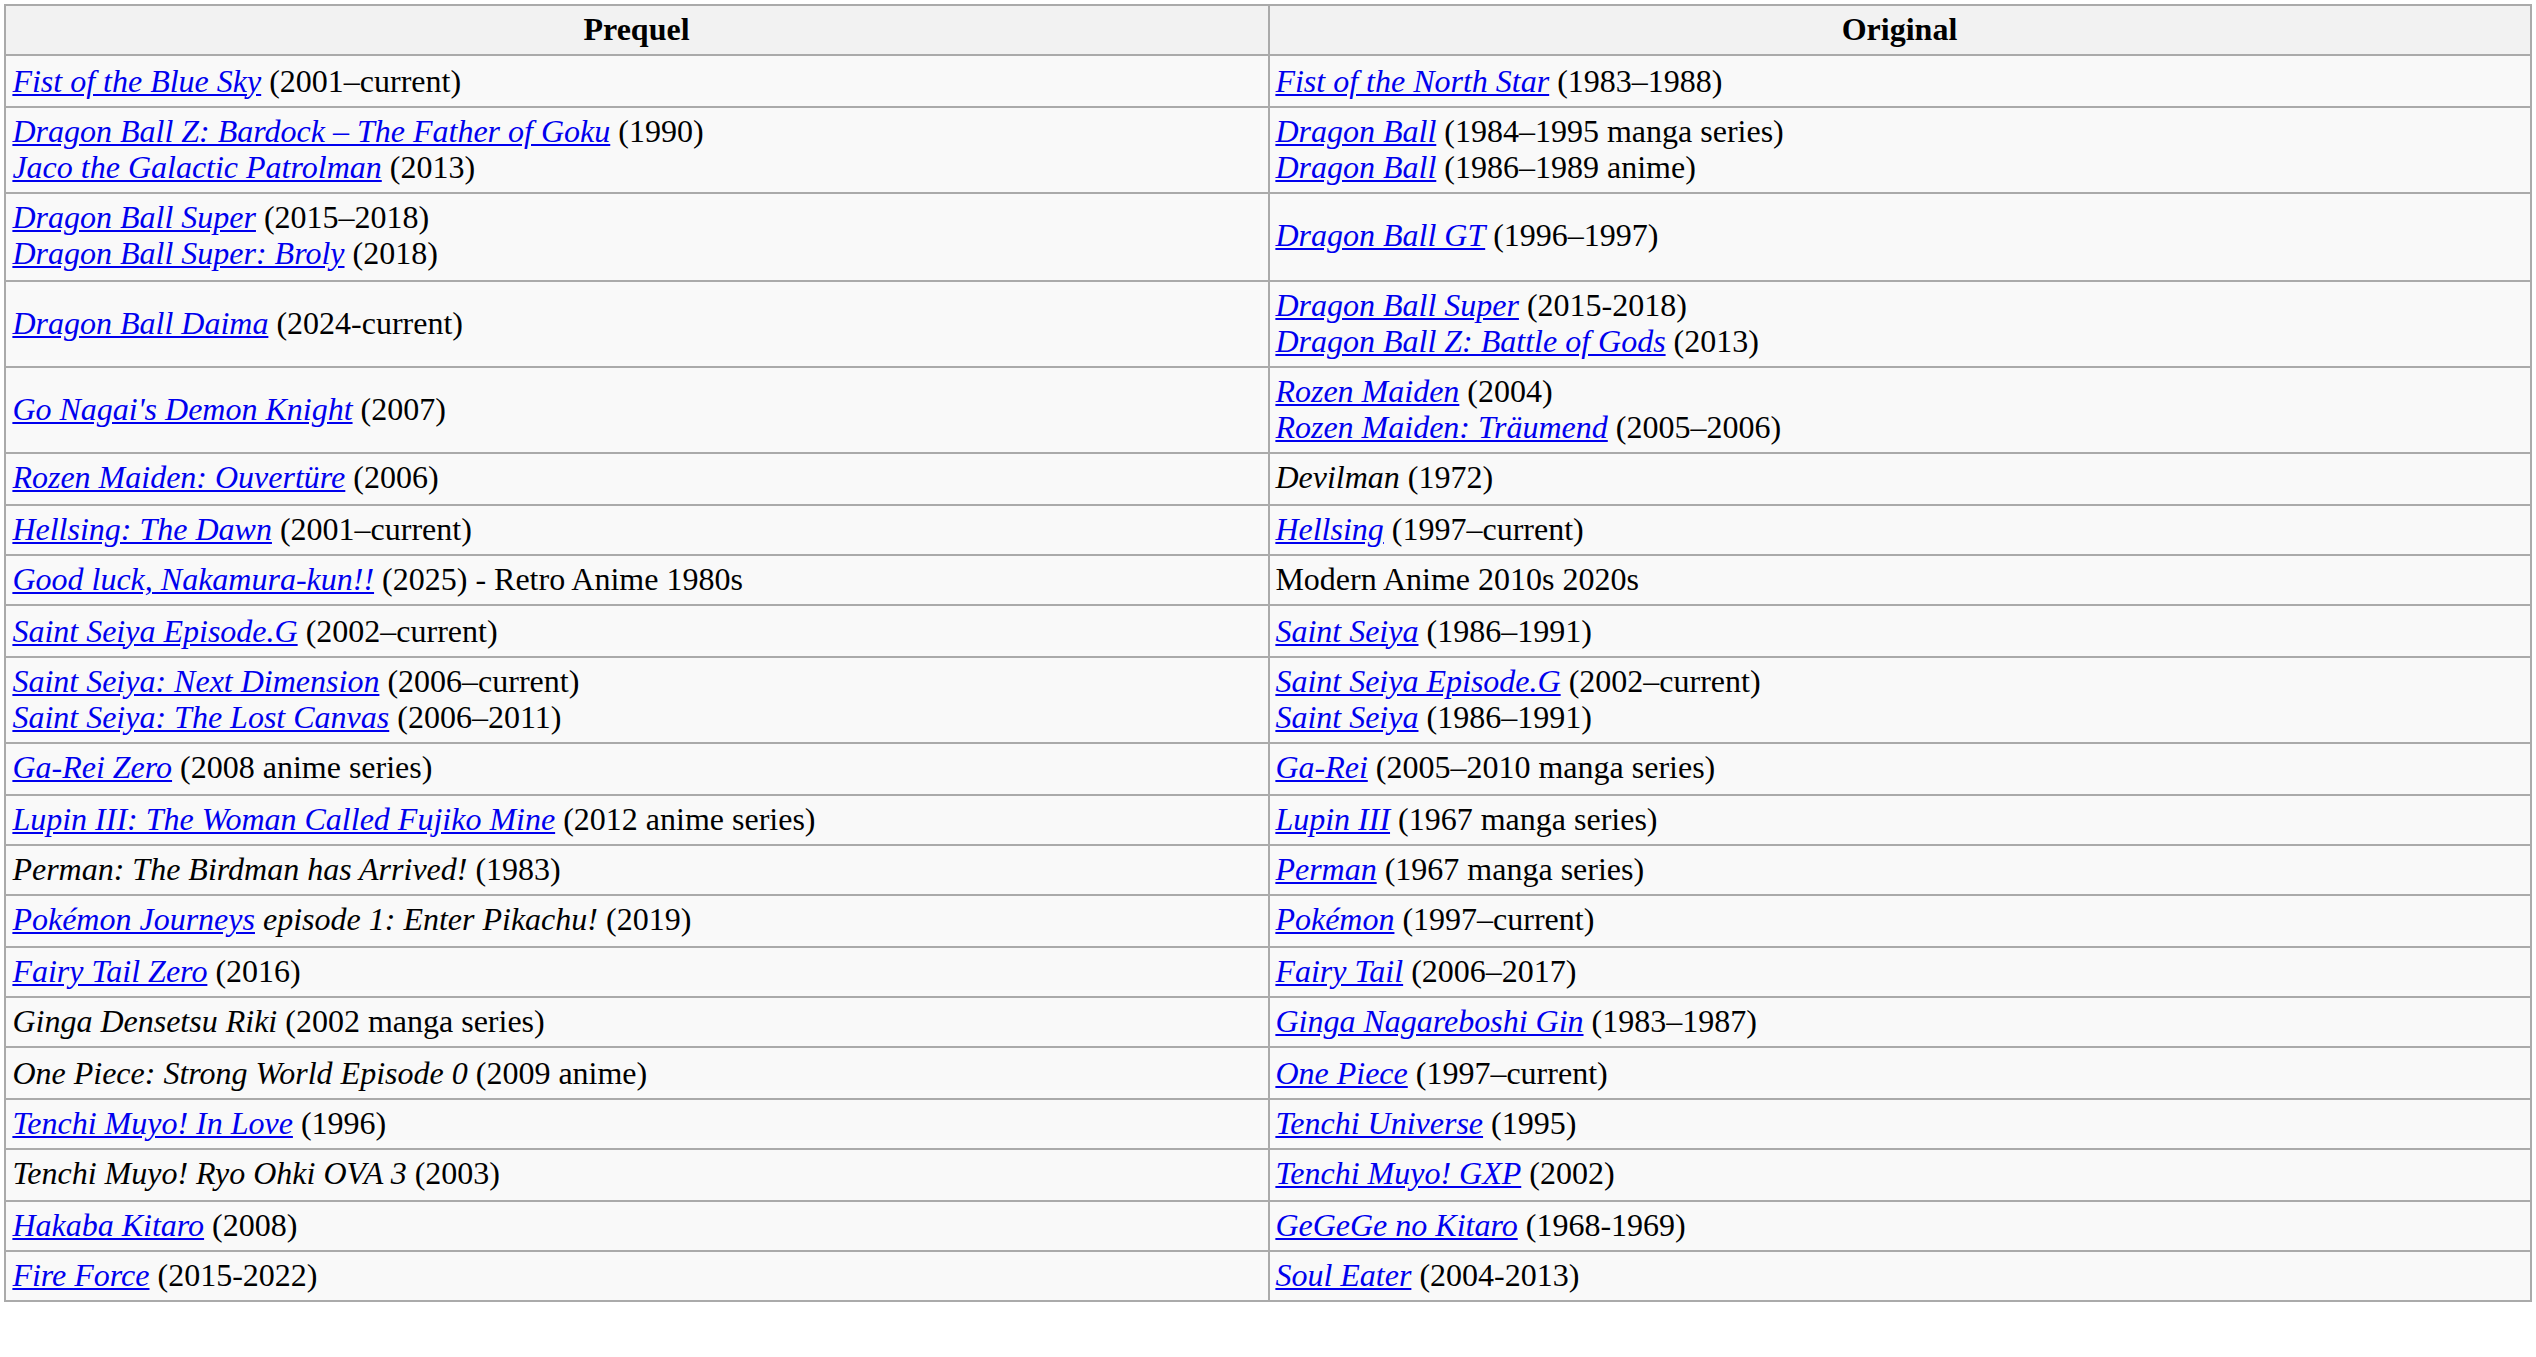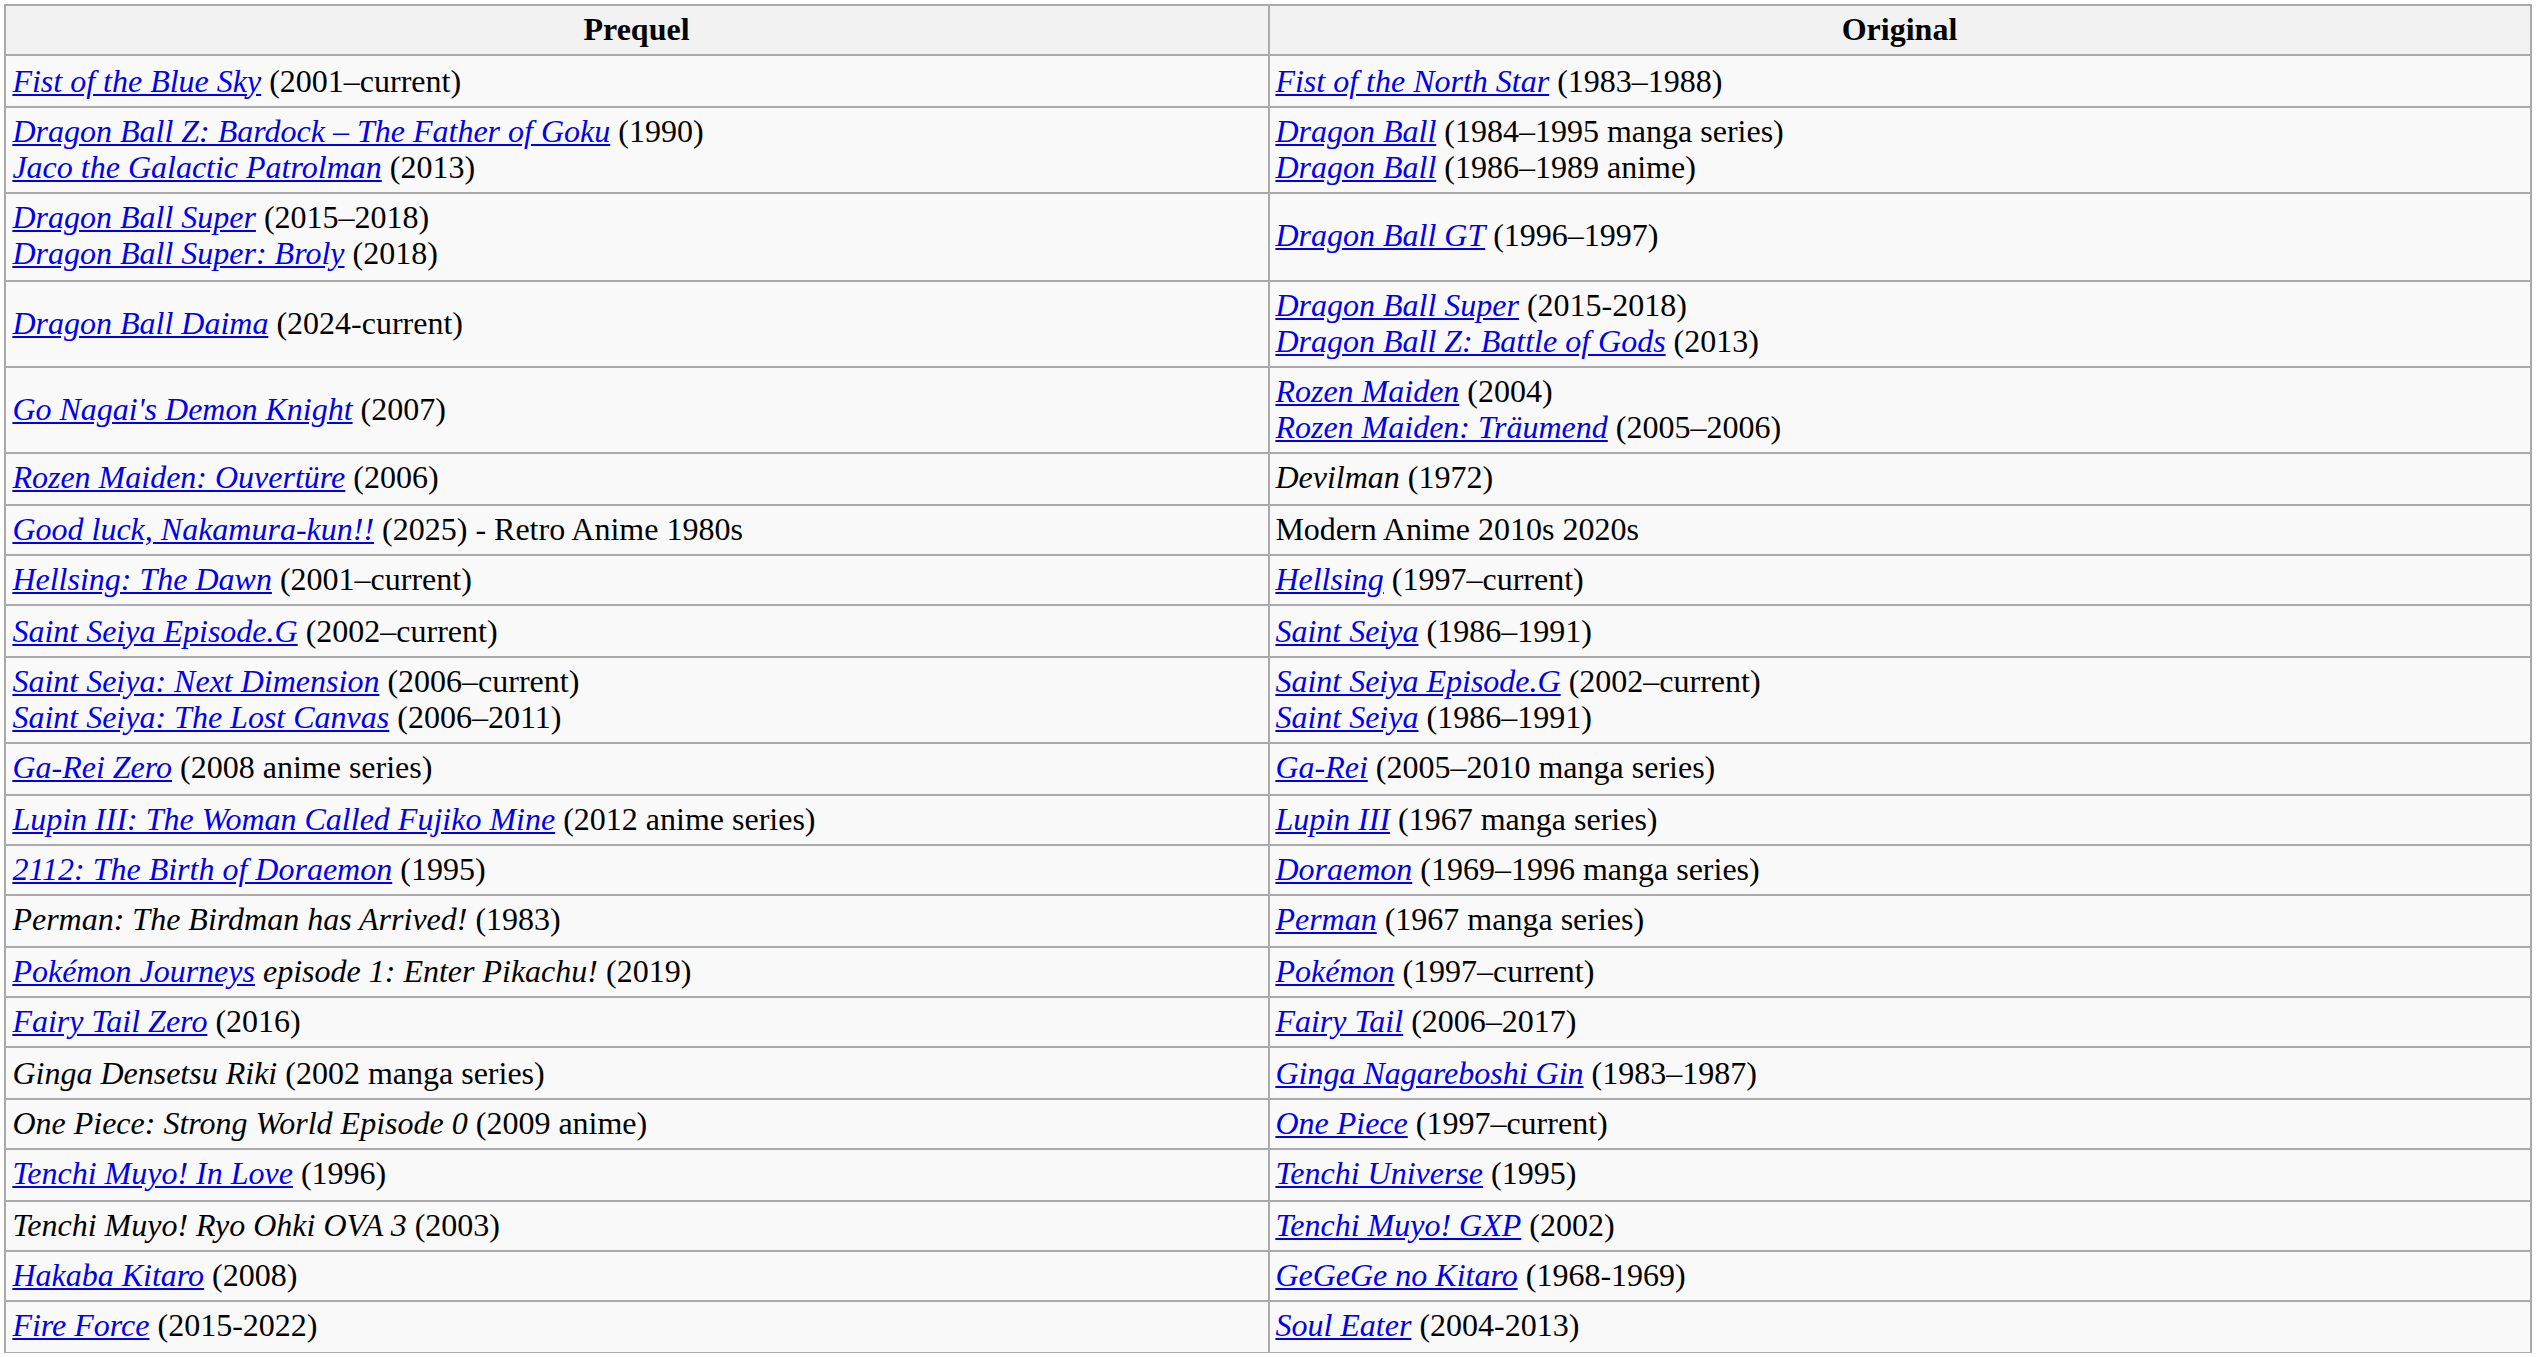rows swapped: (242, 529) <-> (378, 579)
+ row: (249, 869)
